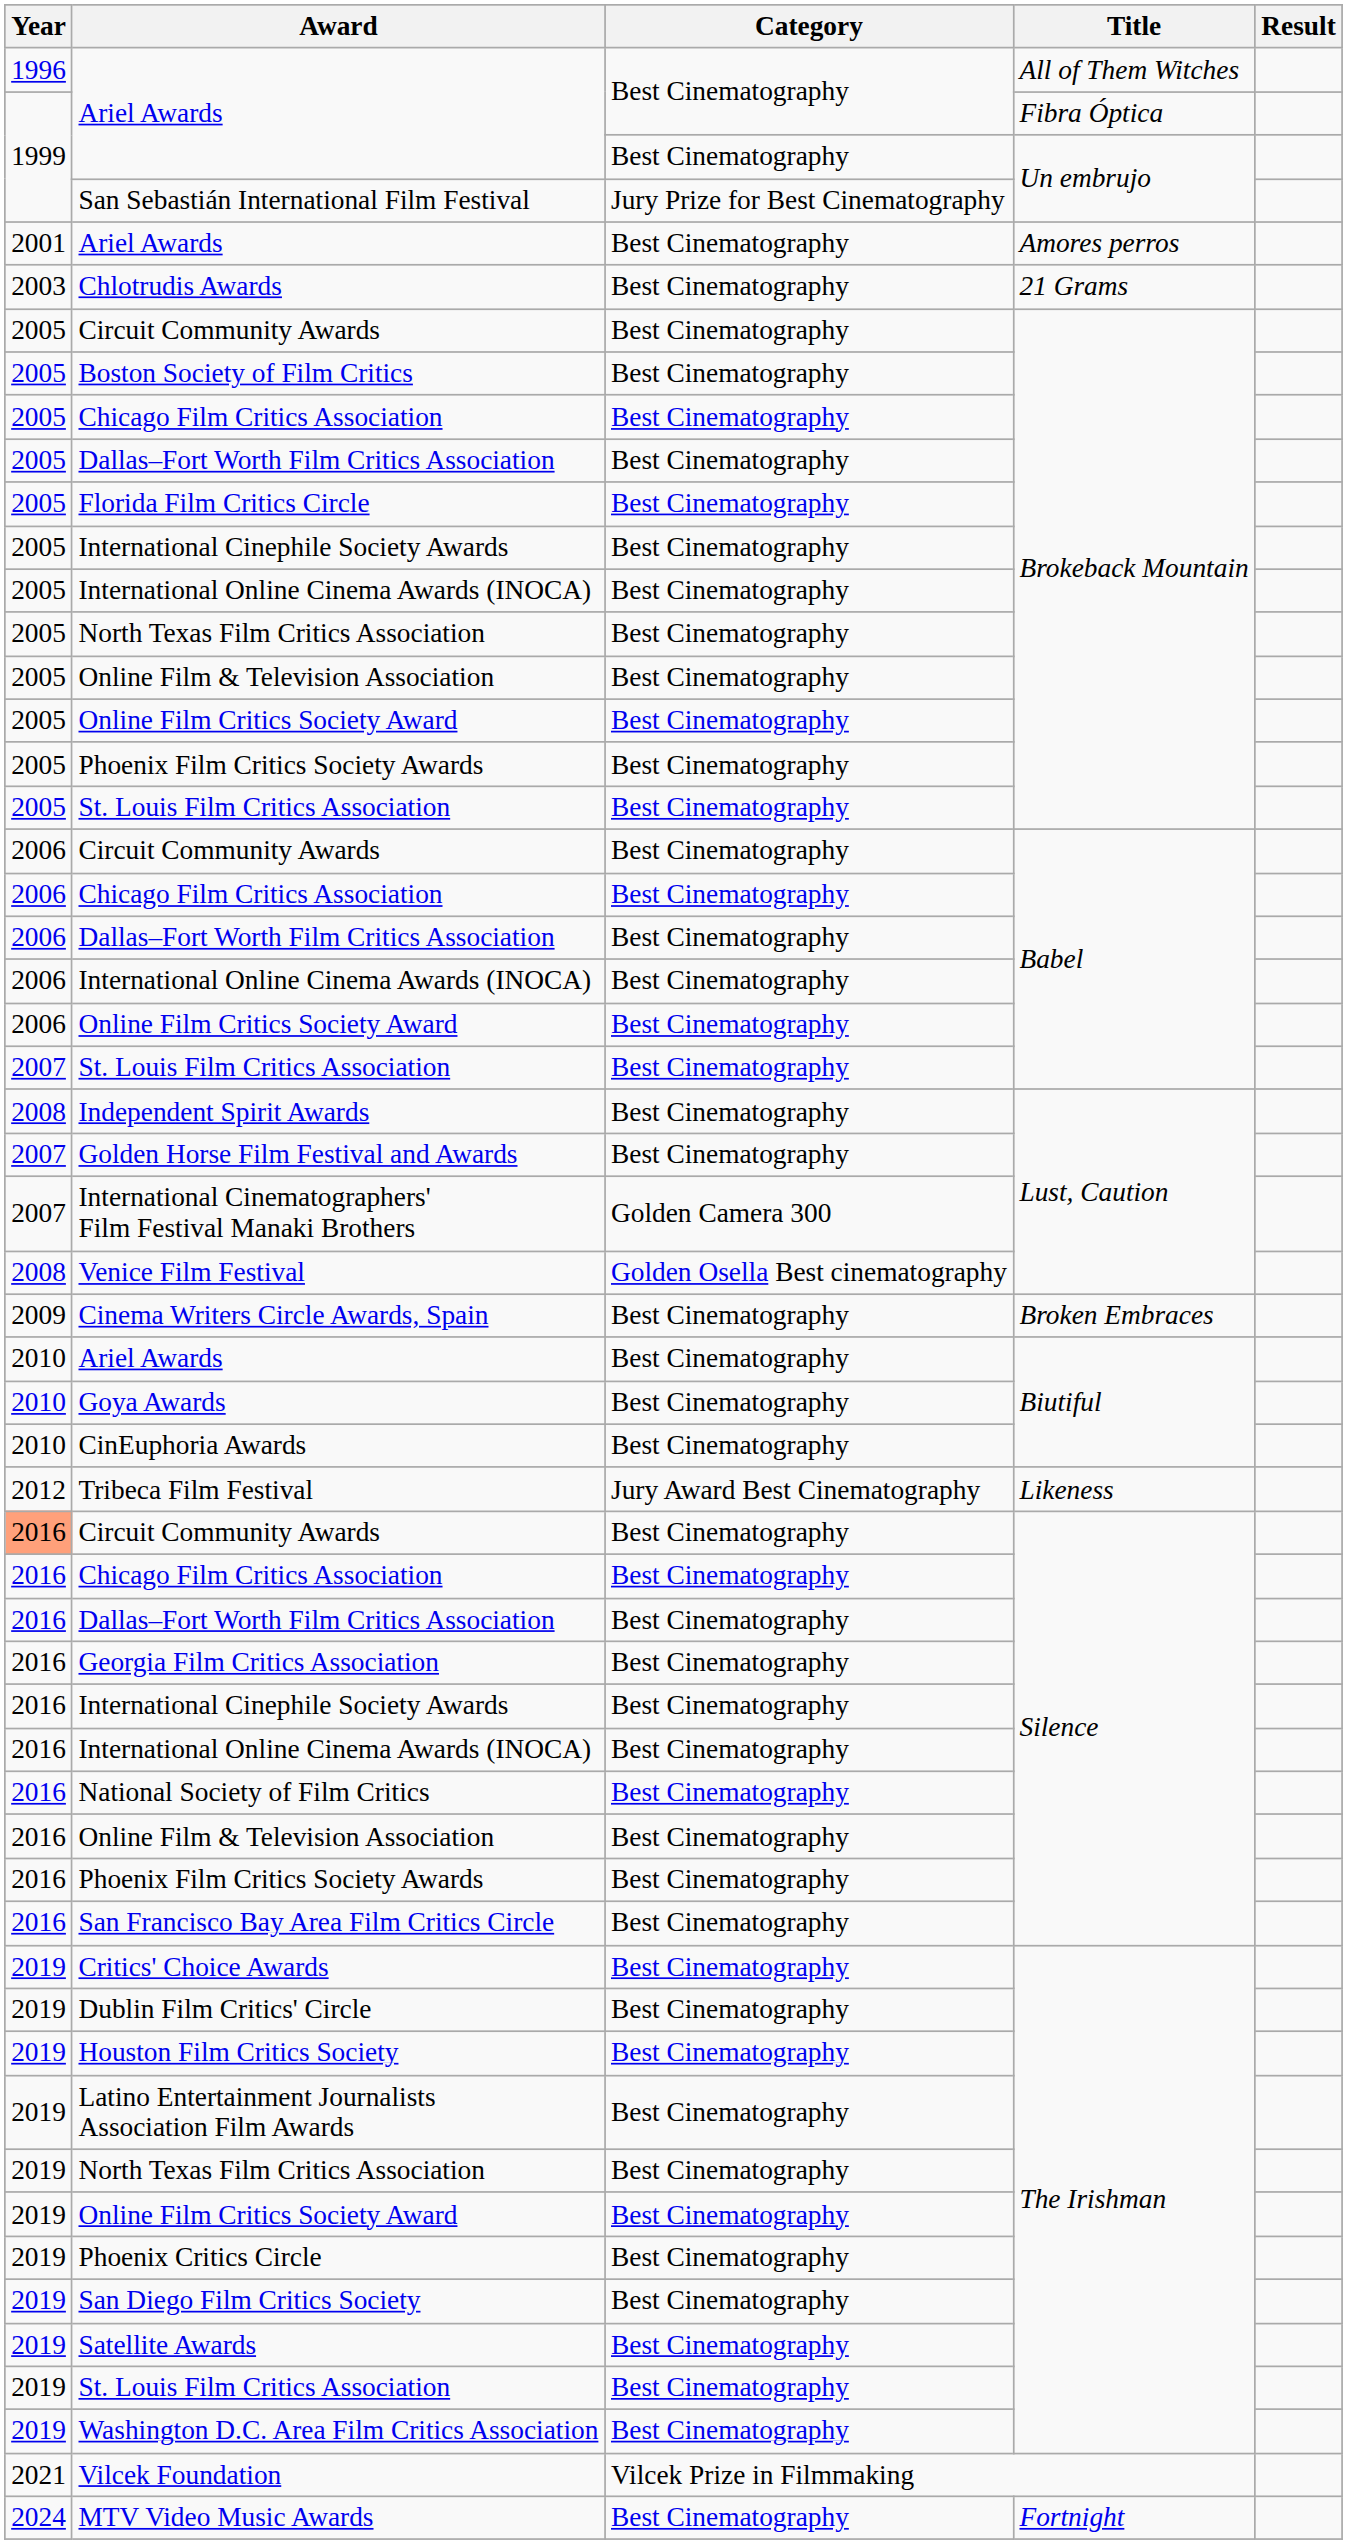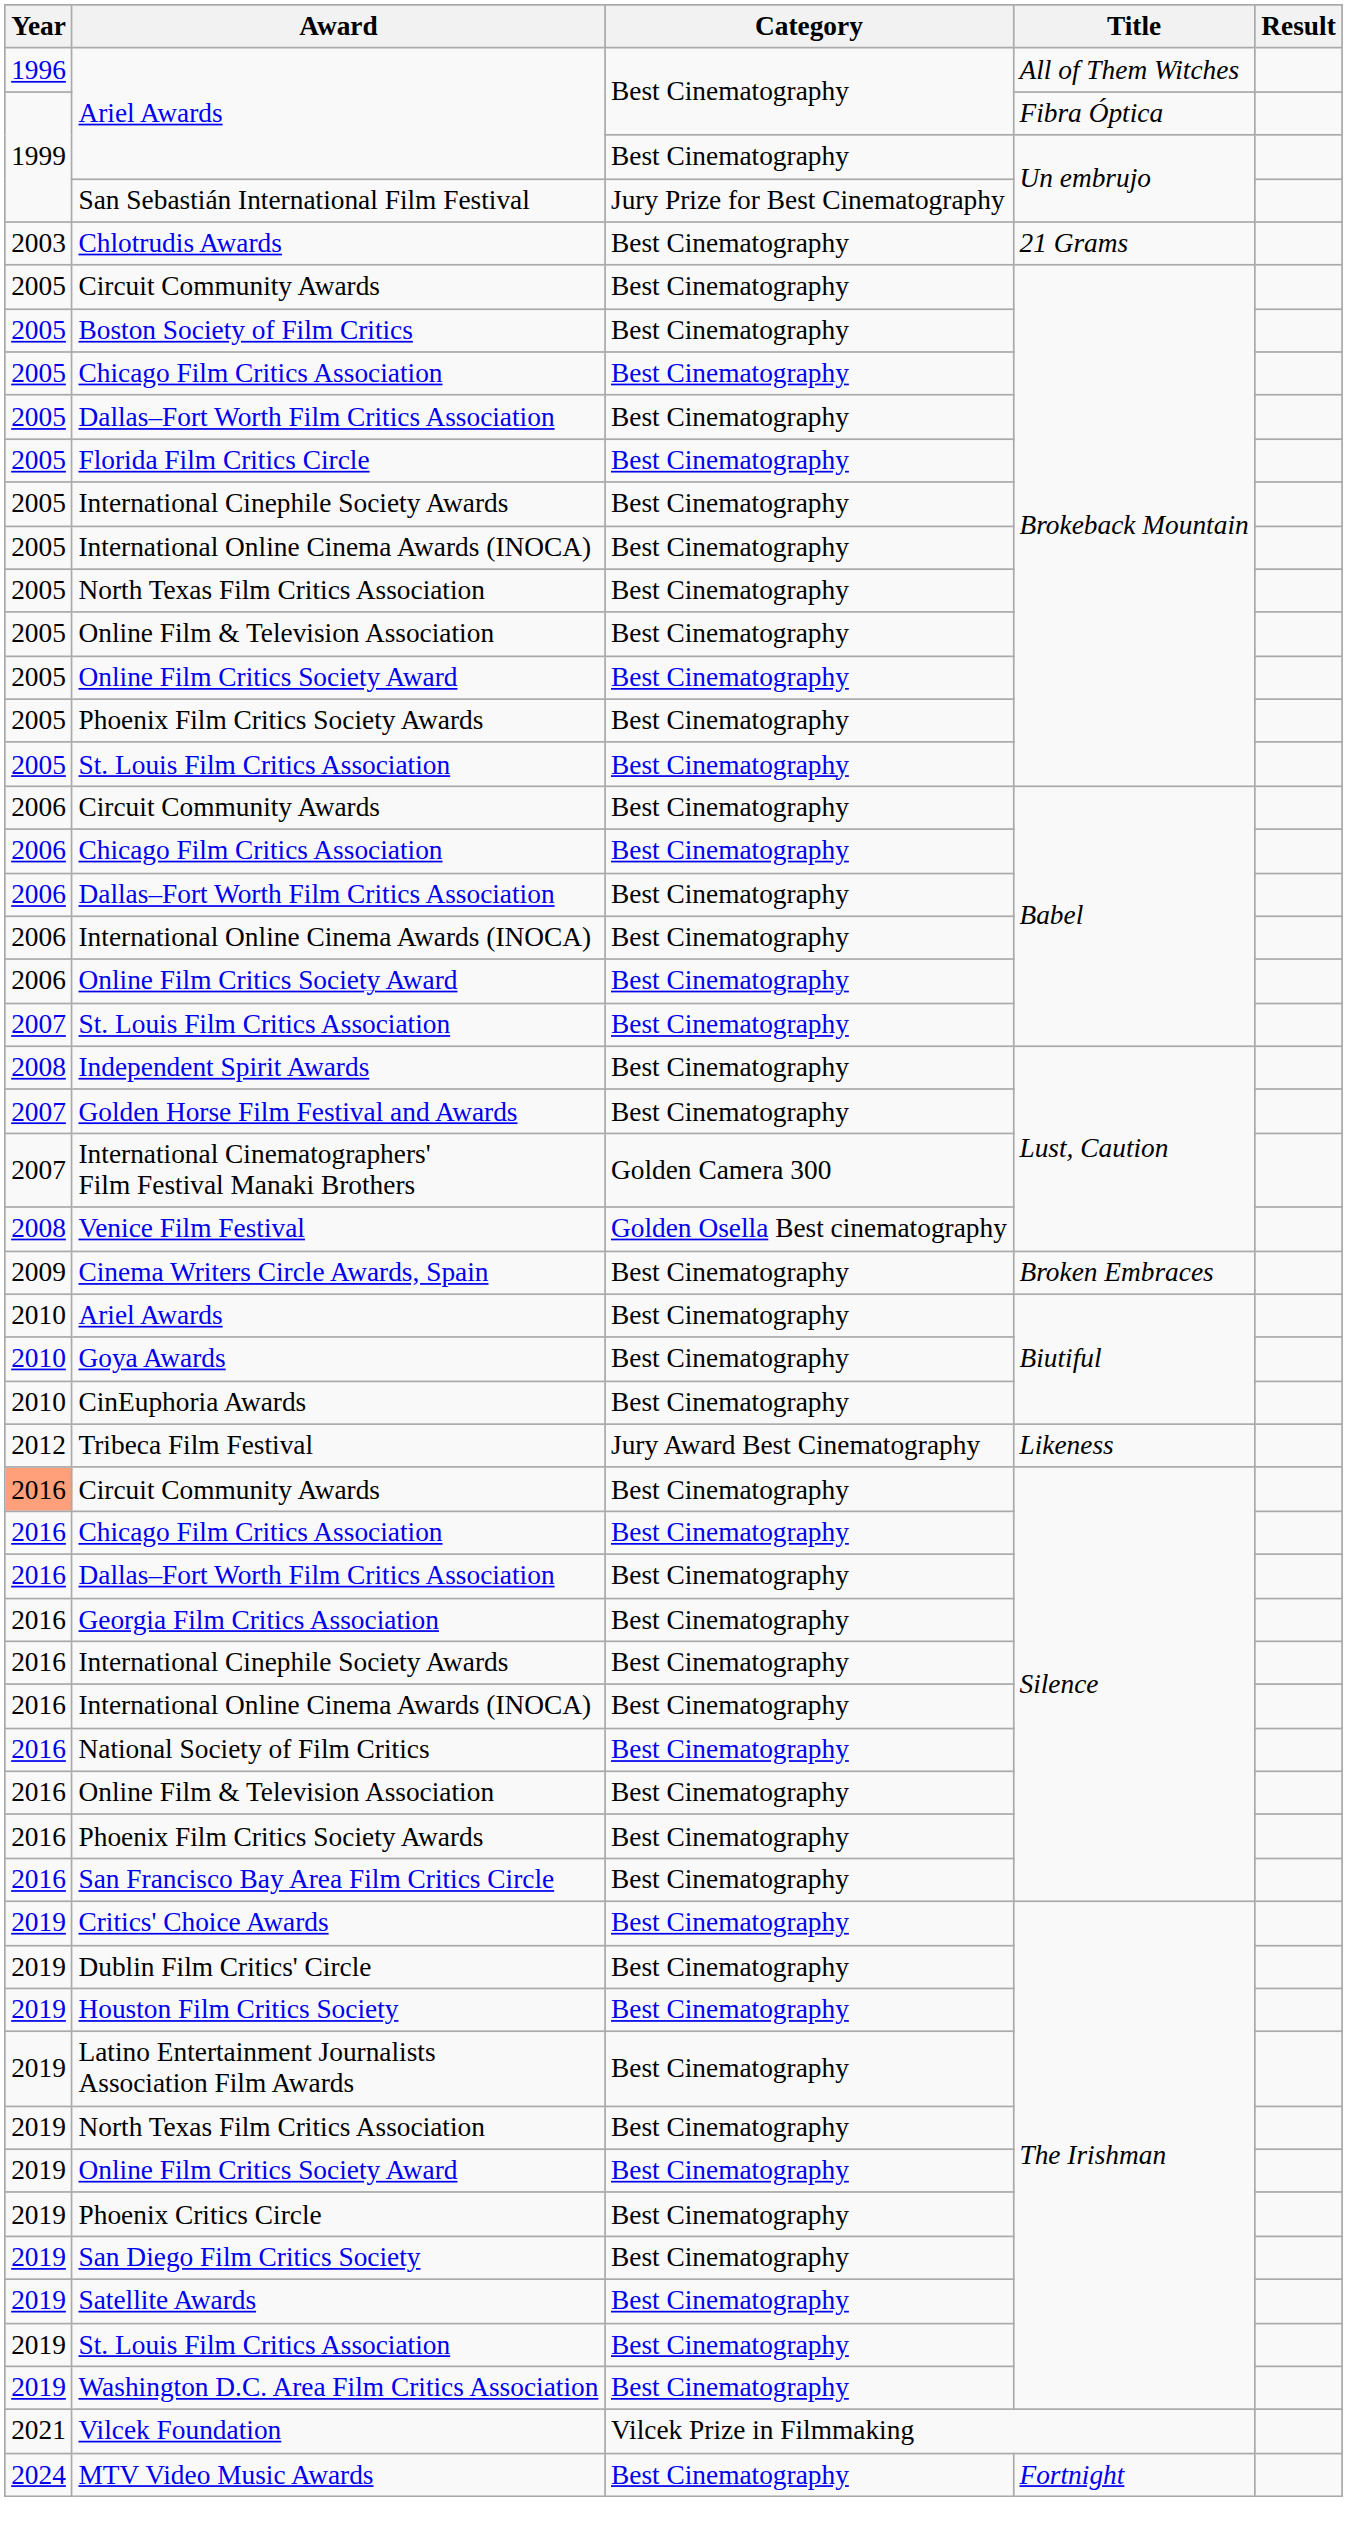- row: (151, 243)
